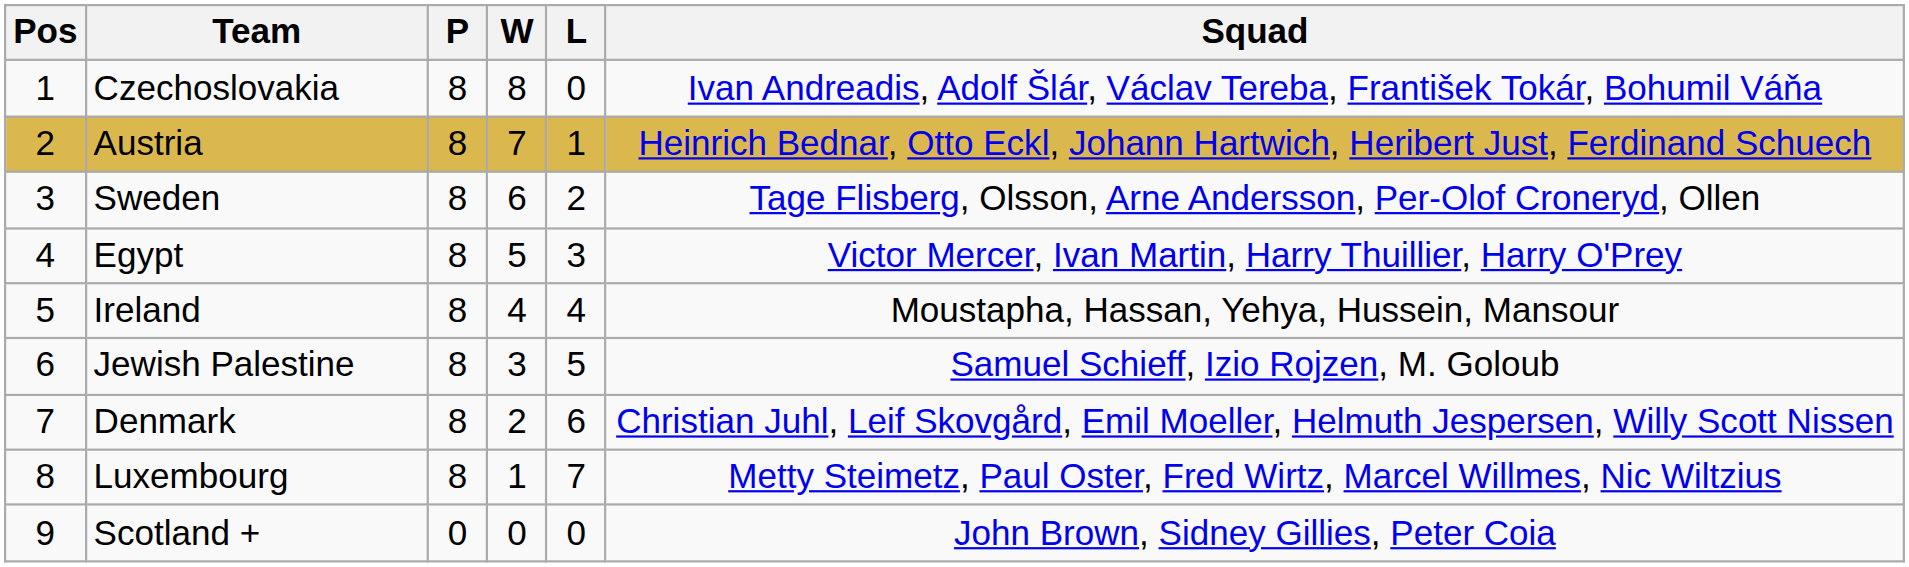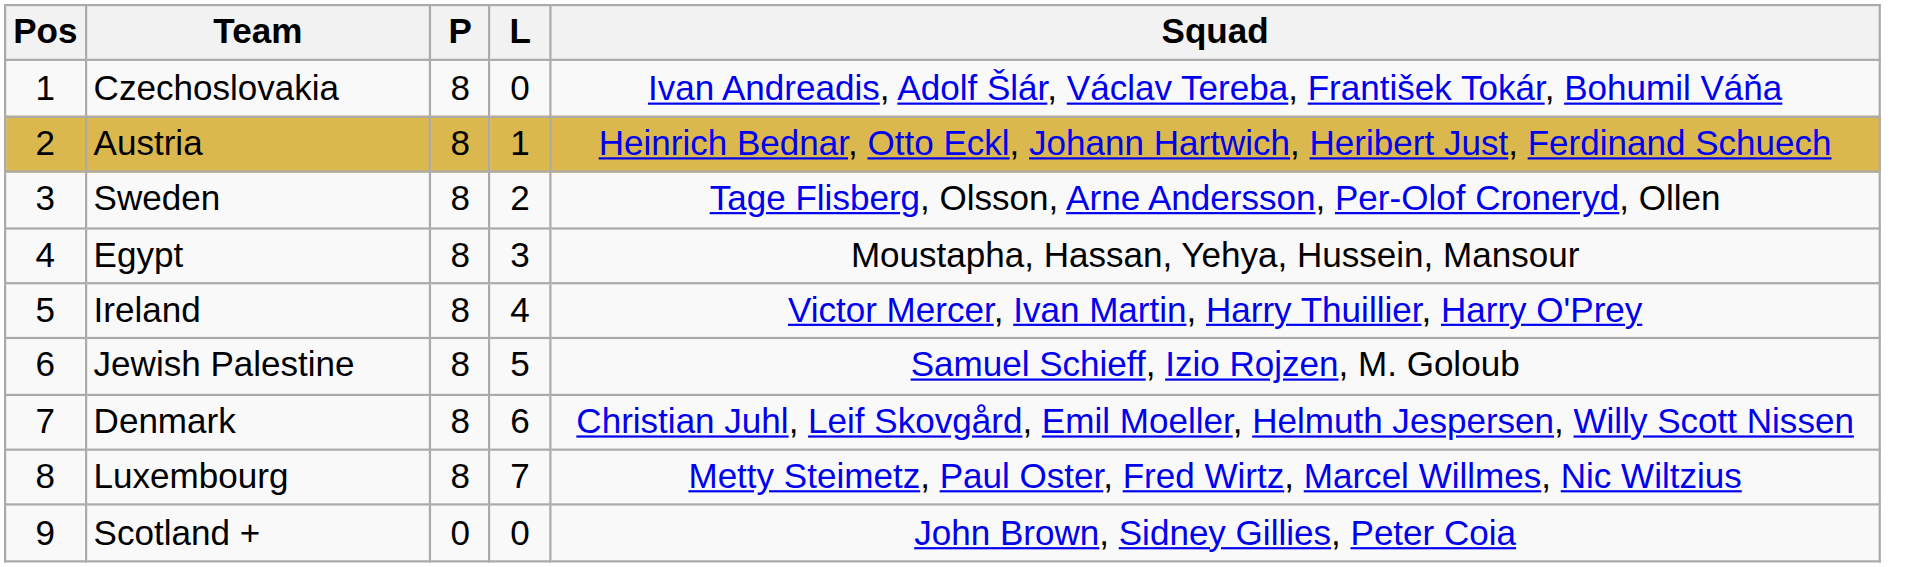- column: (517, 32)
(1255, 254) Victor Mercer, Ivan Martin, Harry Thuillier, Harry O'Prey -> (1215, 254) Moustapha, Hassan, Yehya, Hussein, Mansour
(1255, 310) Moustapha, Hassan, Yehya, Hussein, Mansour -> (1215, 310) Victor Mercer, Ivan Martin, Harry Thuillier, Harry O'Prey
